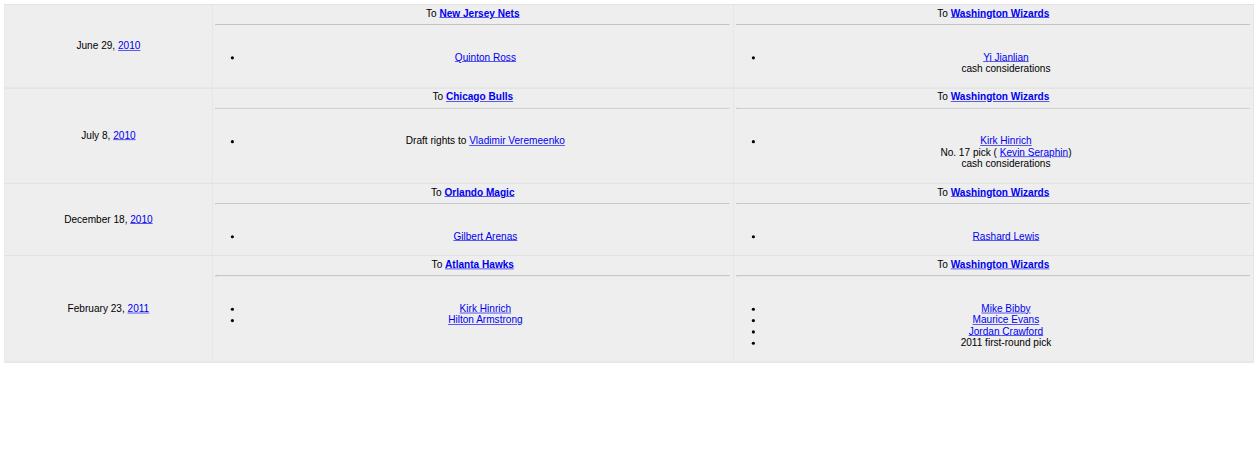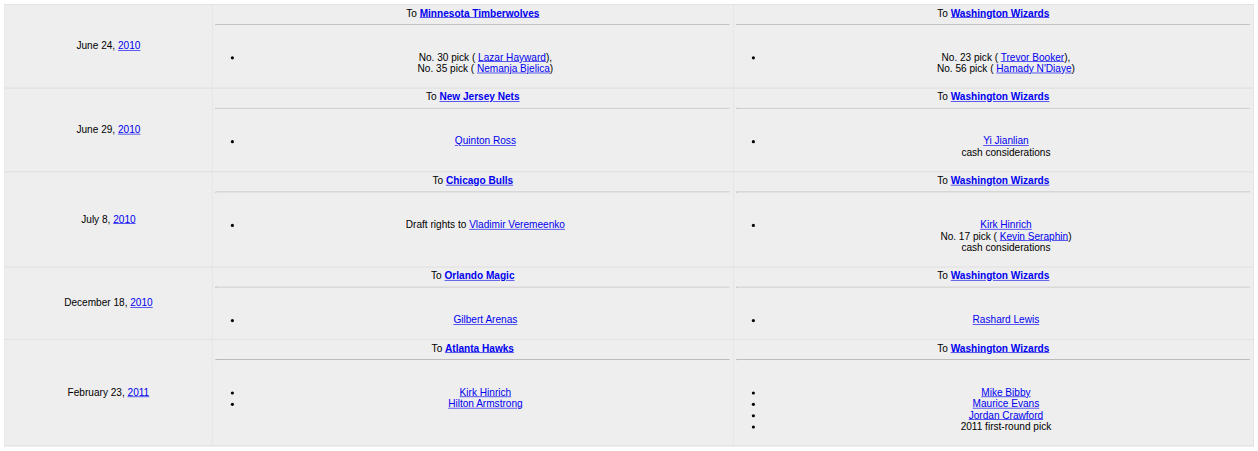+ row: (108, 46)
